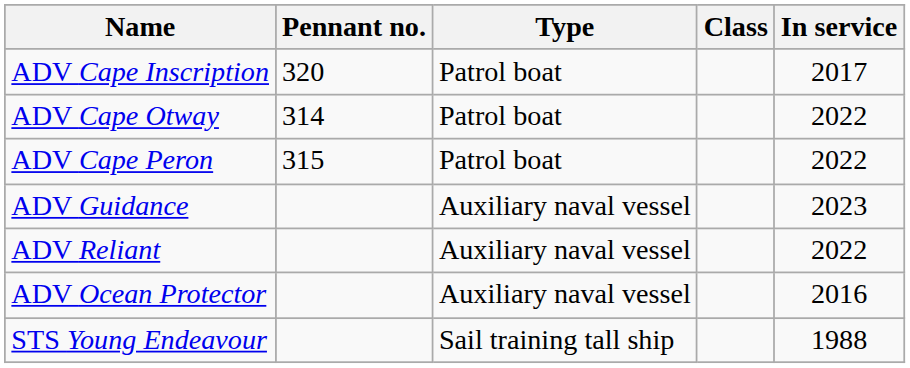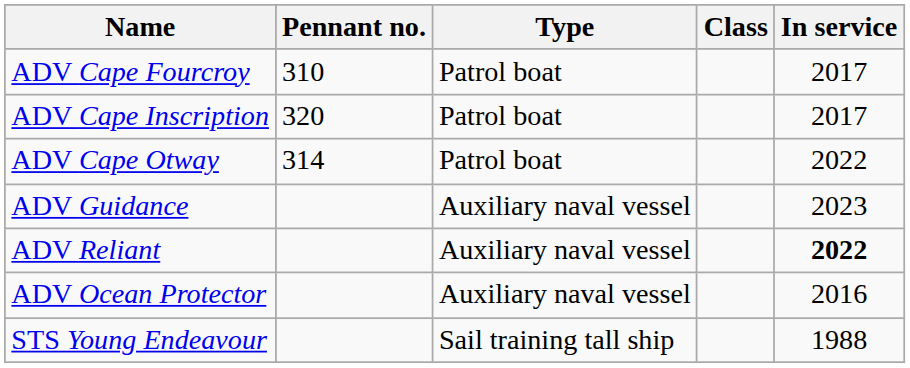+ row: (131, 71)
- row: (112, 160)
(839, 250) normal -> (839, 250) bold
